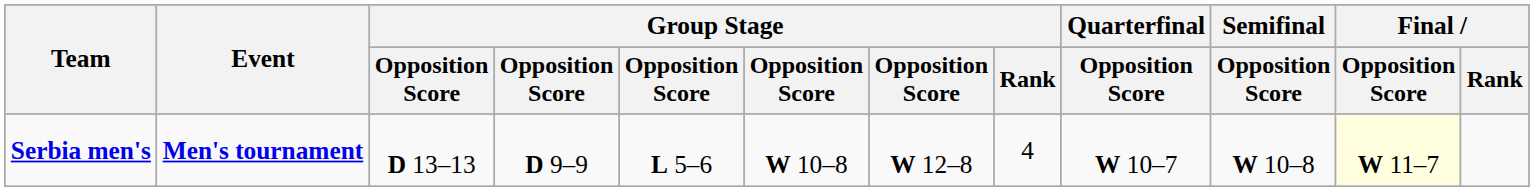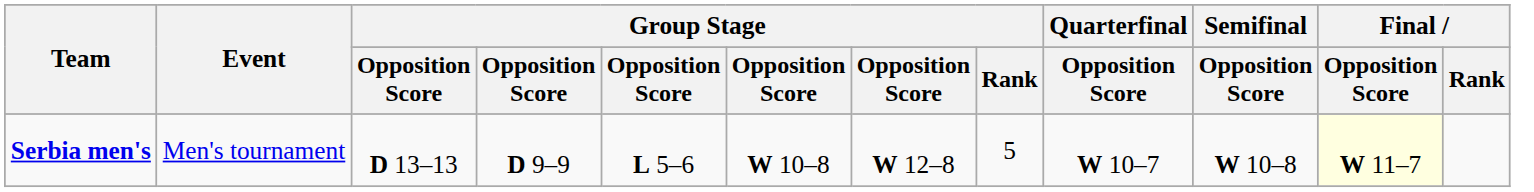(263, 150) bold -> (254, 150) normal
(1028, 150) 4 -> (1010, 150) 5
